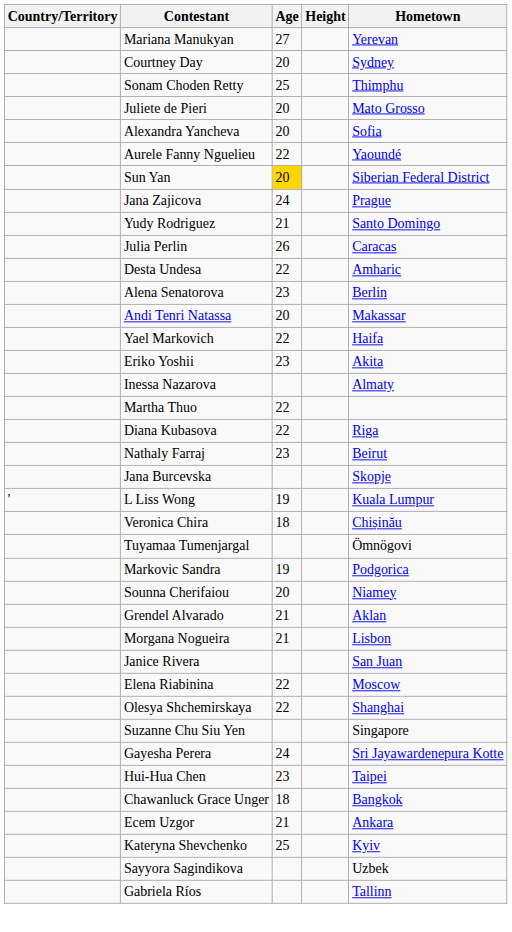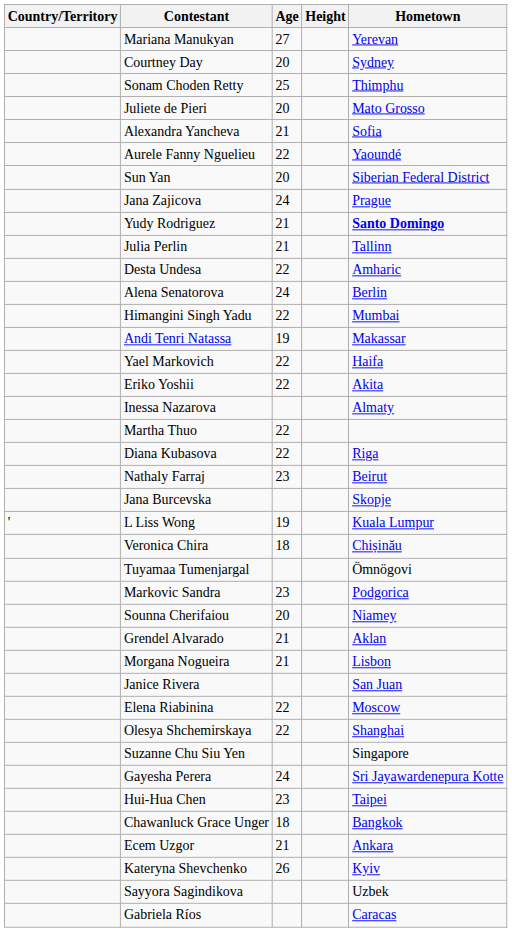(282, 131) 20 -> (282, 131) 21
(282, 177) gold background -> (282, 177) no background
(396, 223) normal -> (398, 223) bold
(282, 246) 26 -> (282, 246) 21
(374, 246) Caracas -> (372, 246) Tallinn
(282, 292) 23 -> (282, 292) 24
+ row: (188, 315)
(282, 315) 20 -> (282, 339) 19
(282, 362) 23 -> (282, 385) 22
(282, 569) 19 -> (282, 592) 23
(282, 846) 25 -> (282, 869) 26
(372, 892) Tallinn -> (374, 915) Caracas
